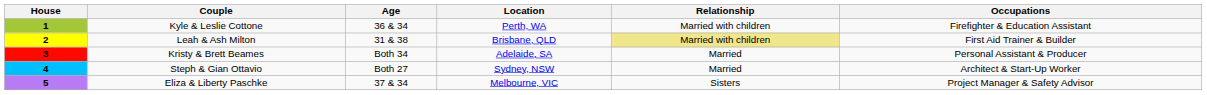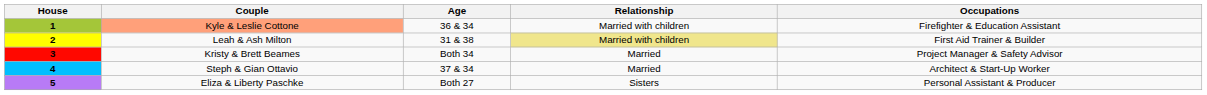- column: (524, 11)
(216, 25) no background -> (252, 25) lightsalmon background
(1021, 54) Personal Assistant & Producer -> (990, 54) Project Manager & Safety Advisor
(391, 68) Both 27 -> (457, 68) 37 & 34
(391, 82) 37 & 34 -> (457, 82) Both 27
(1021, 82) Project Manager & Safety Advisor -> (990, 82) Personal Assistant & Producer
